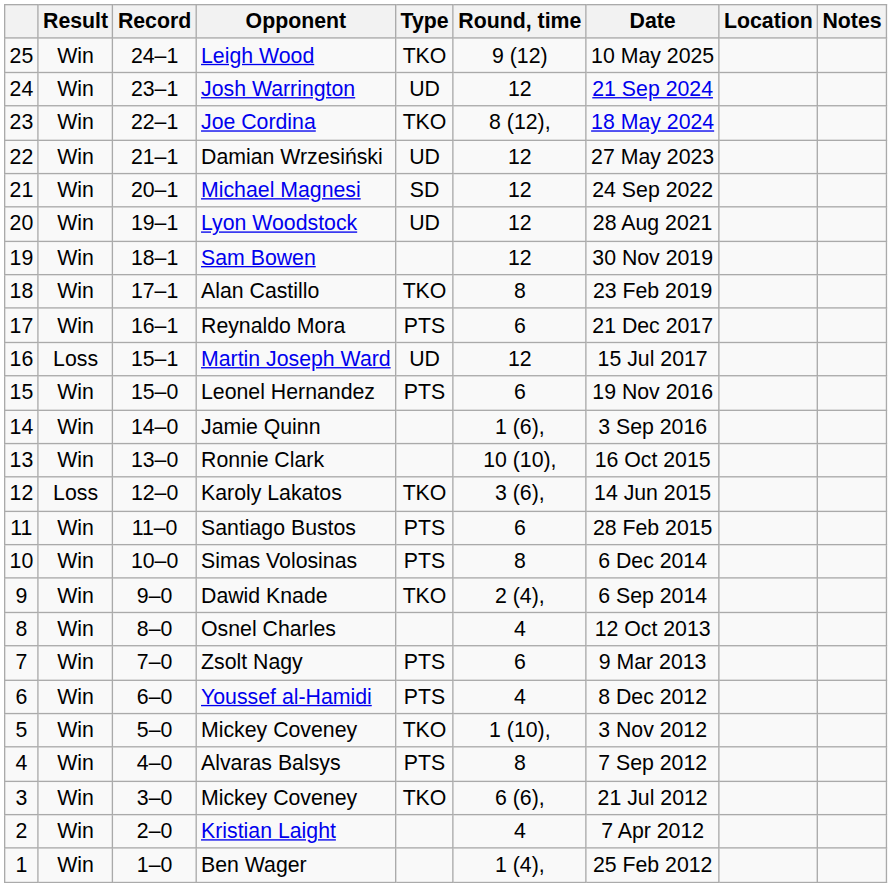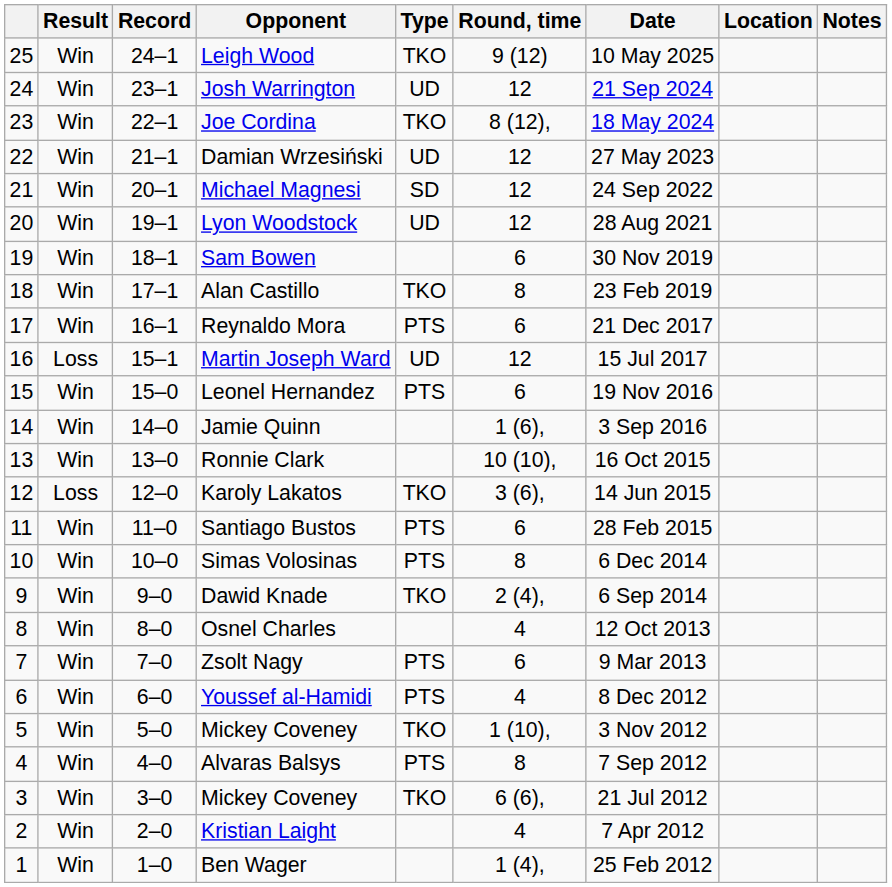(520, 257) 12 -> (520, 257) 6
